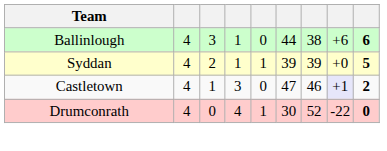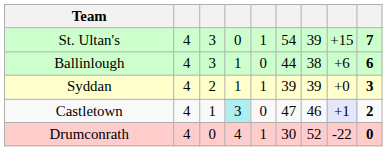+ row: (89, 39)
(366, 63) 5 -> (370, 87) 3
(238, 87) no background -> (238, 110) paleturquoise background
